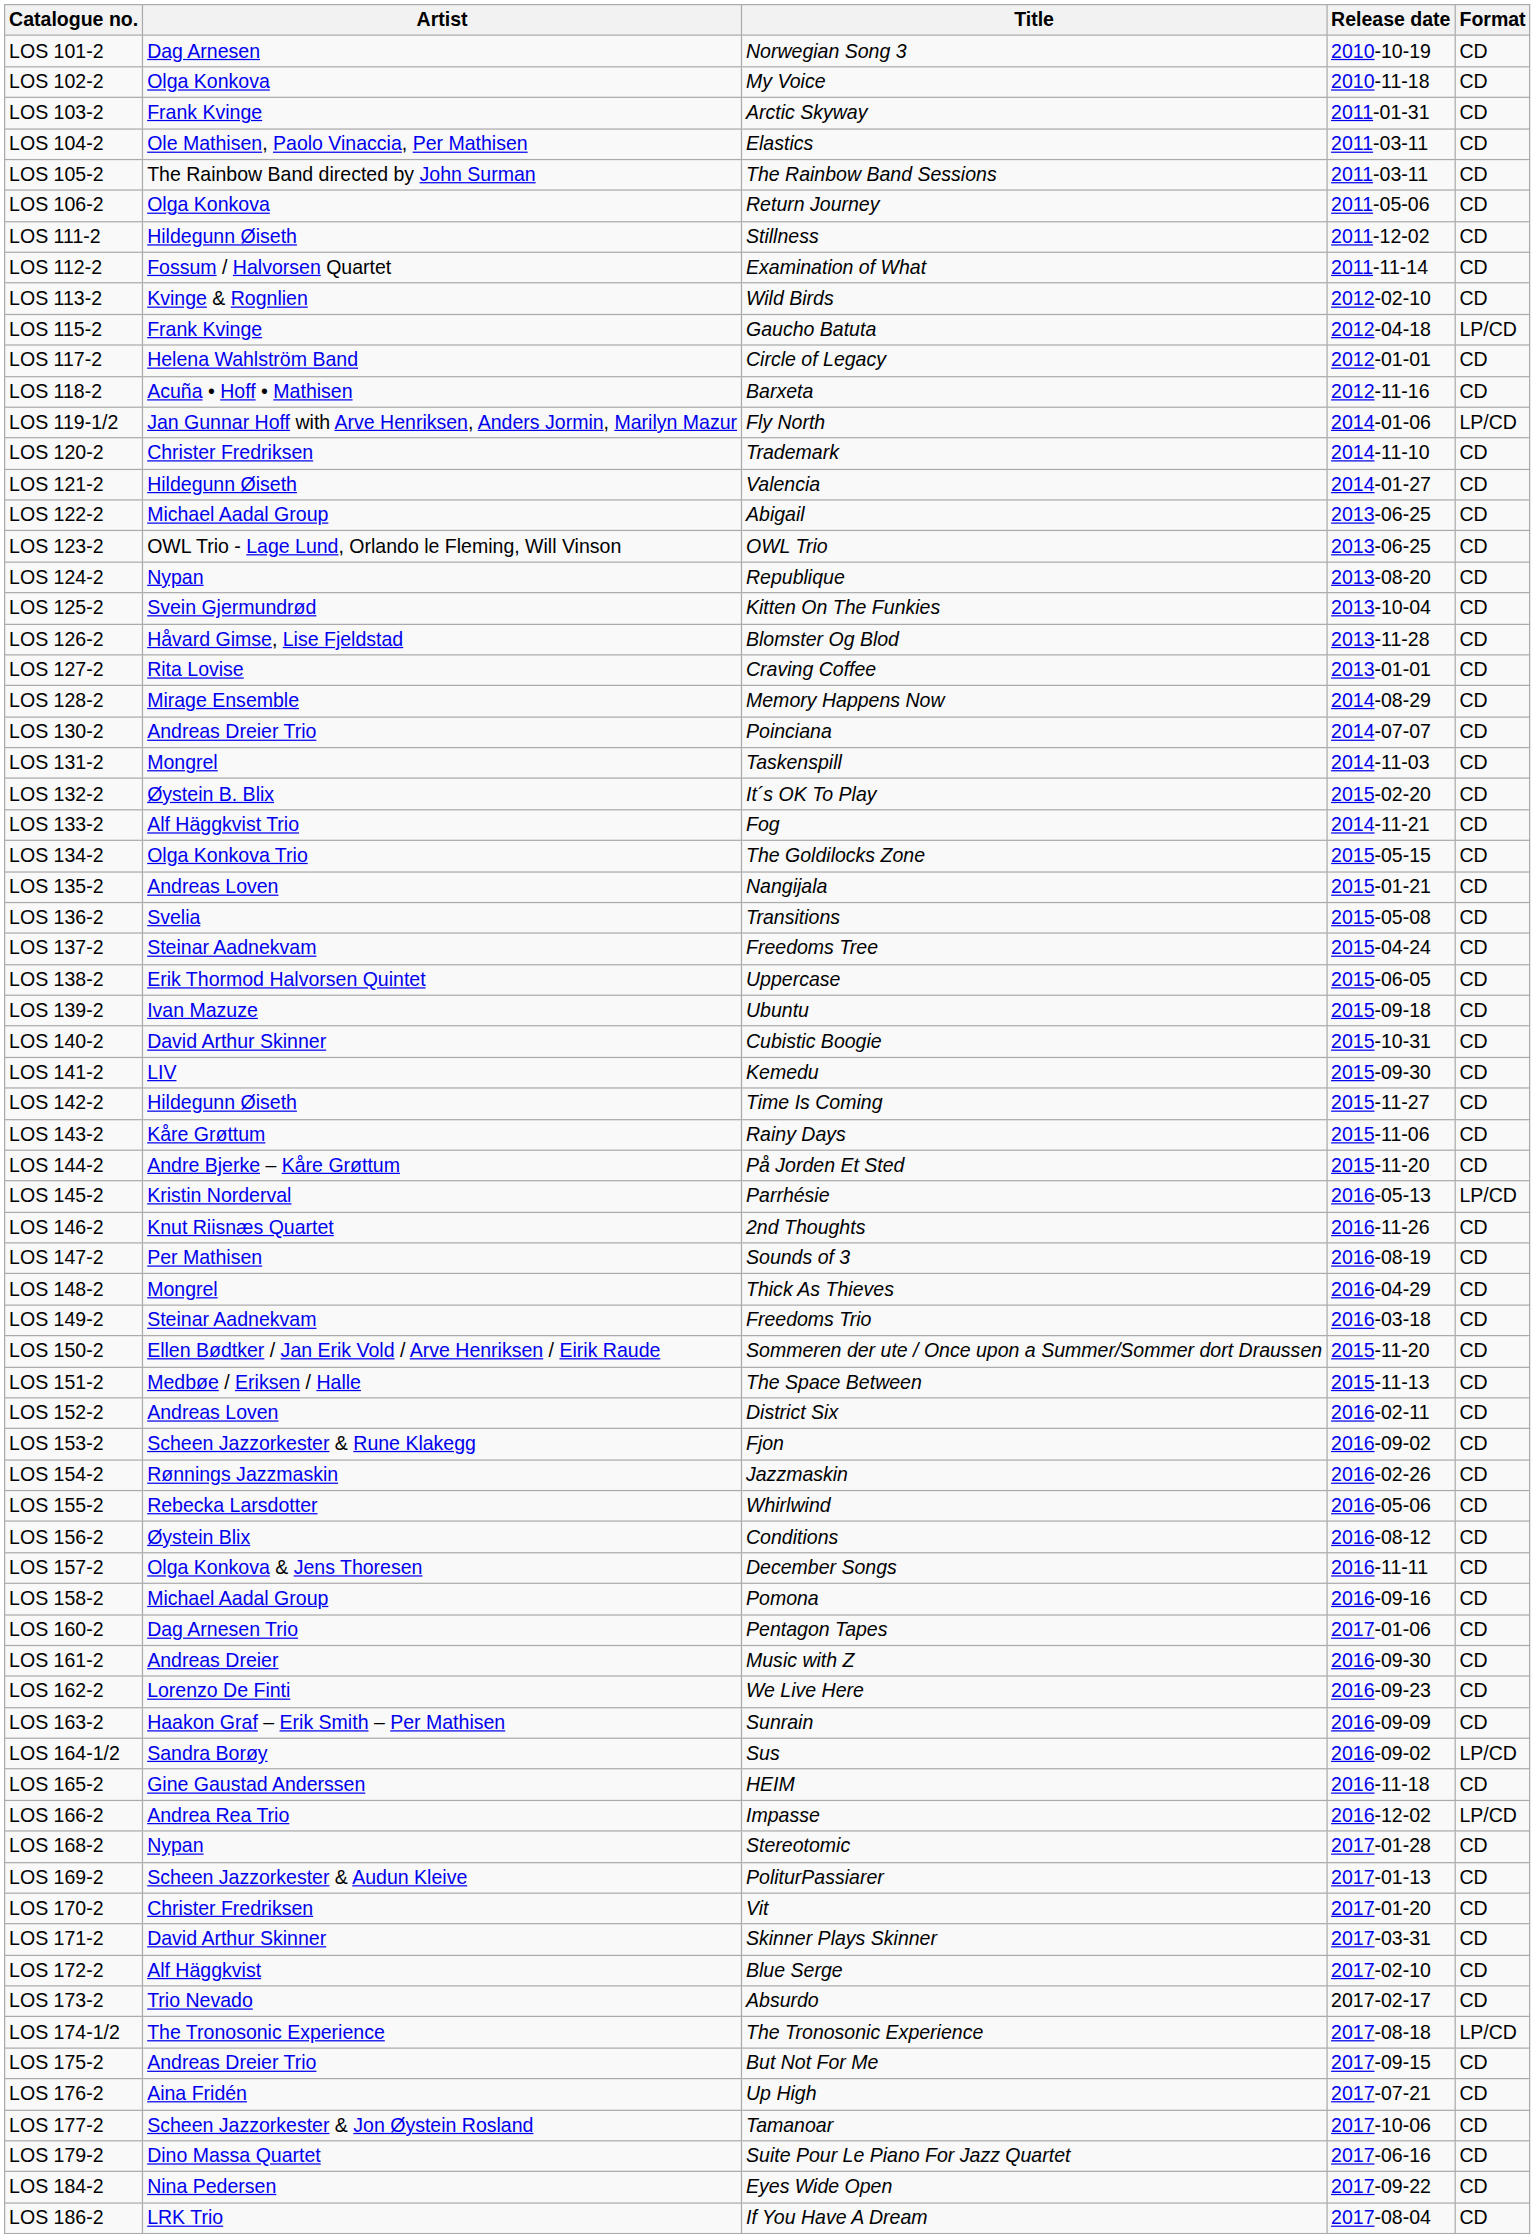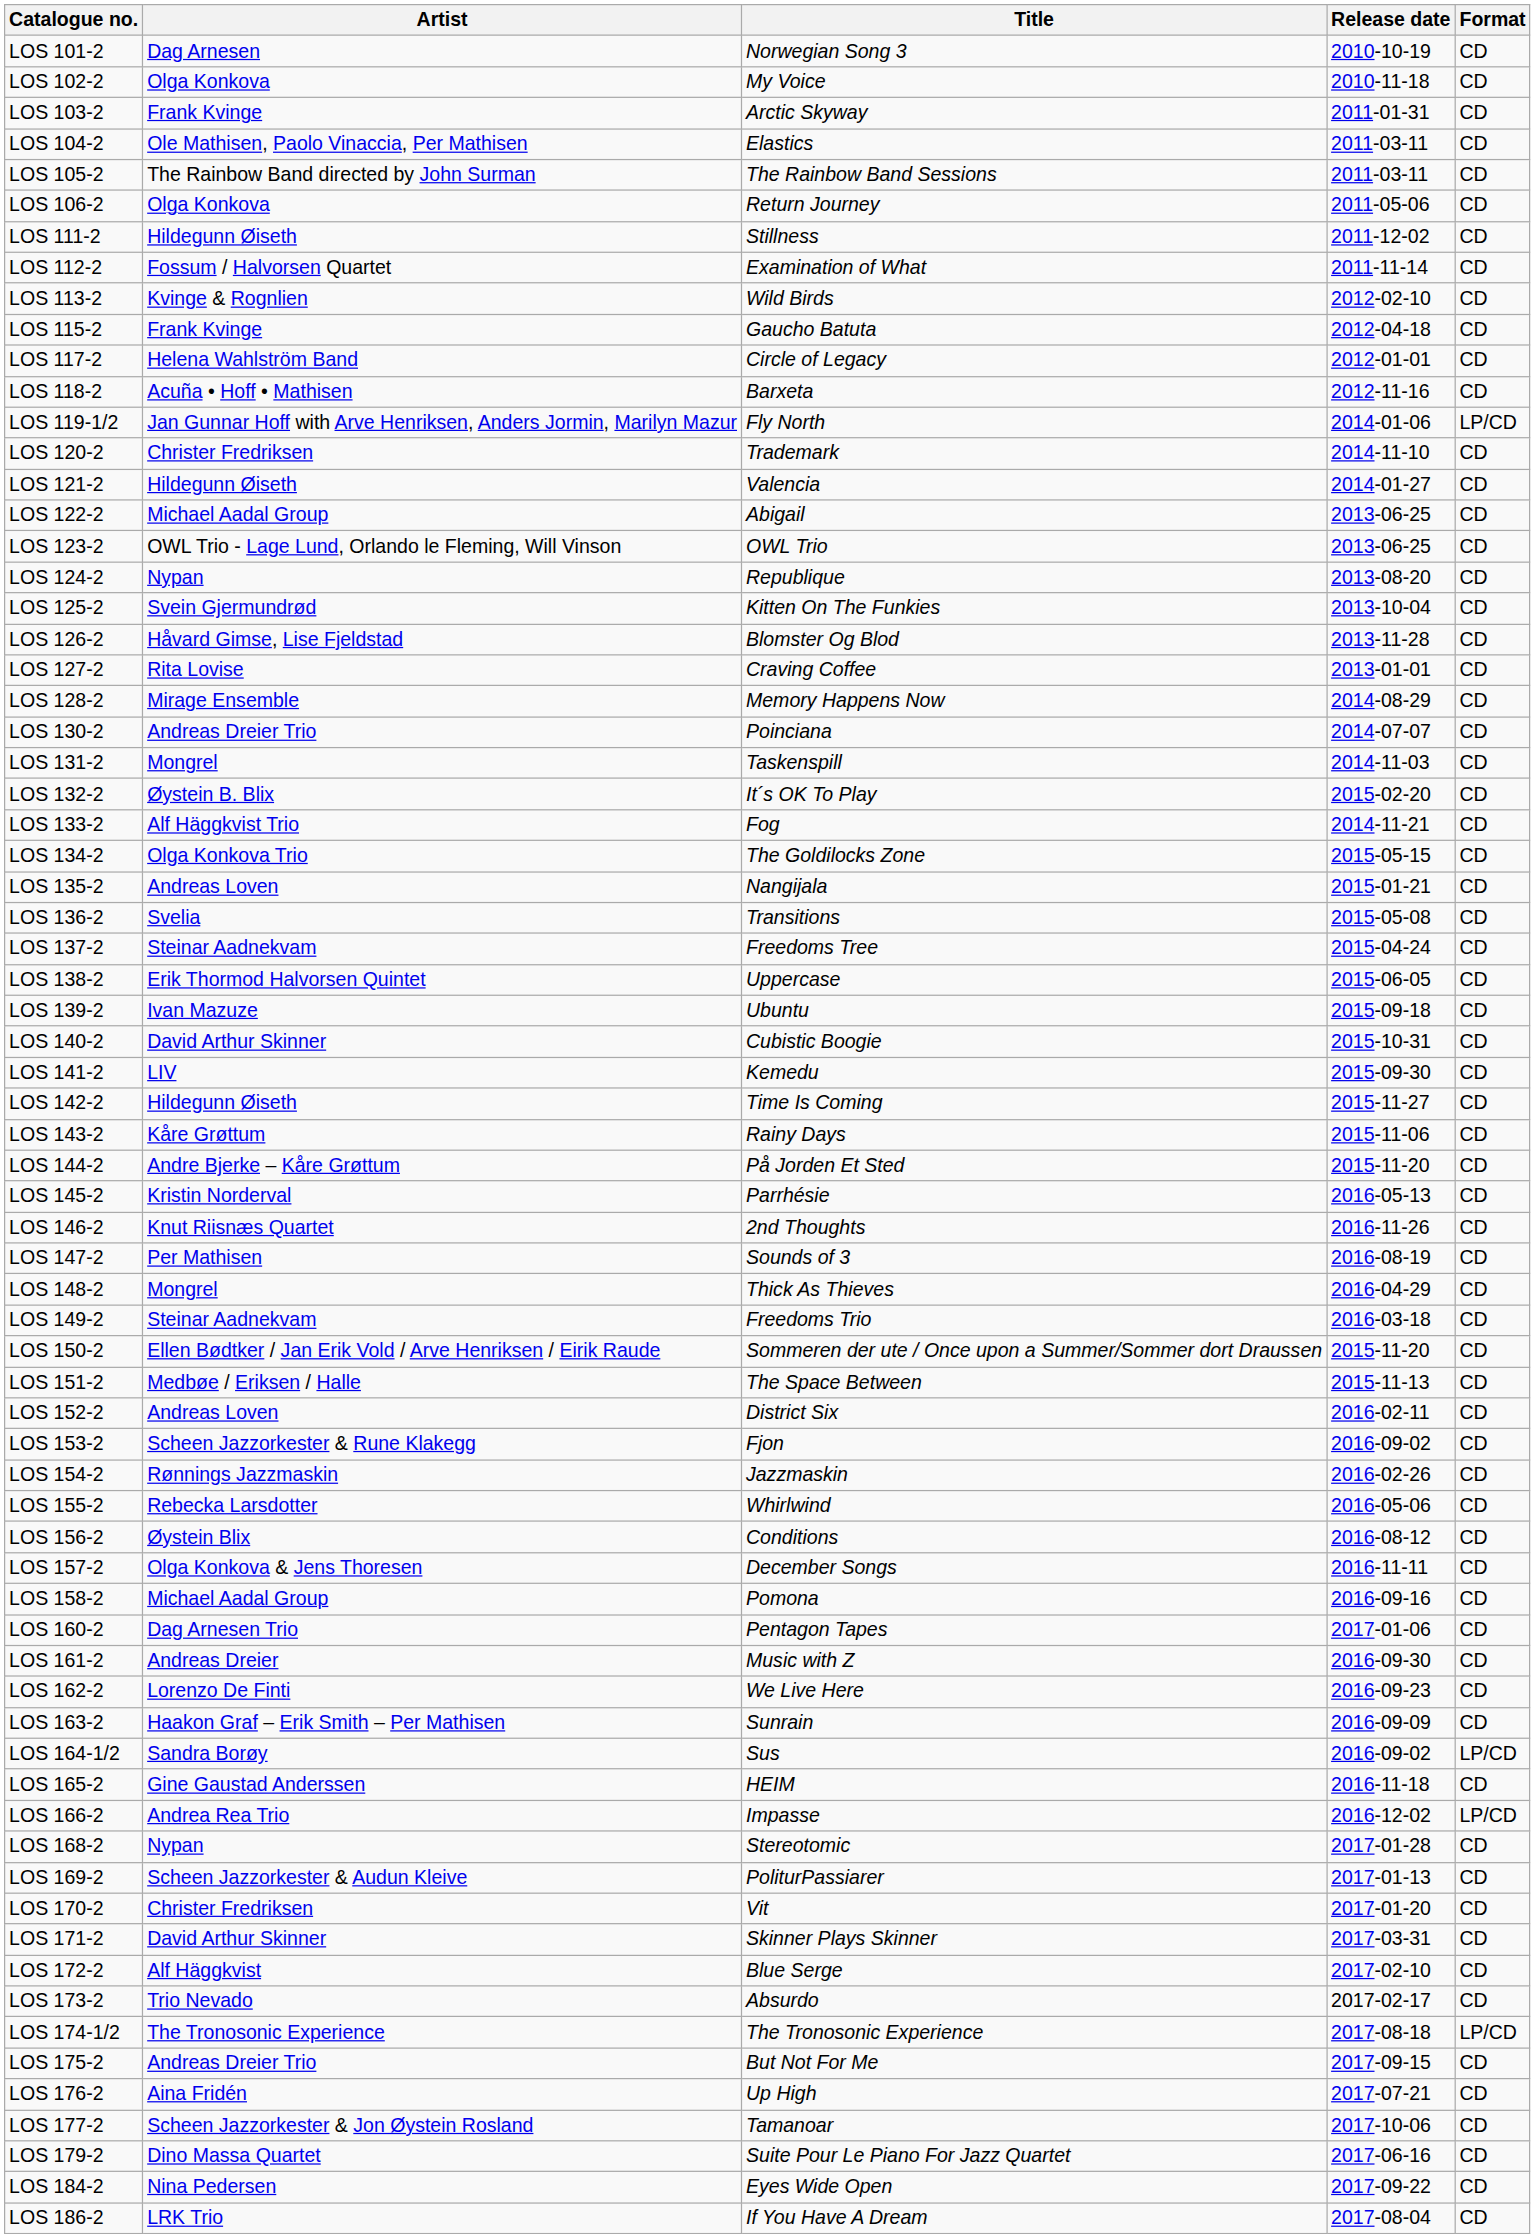(1488, 329) LP/CD -> (1474, 329) CD
(1488, 1196) LP/CD -> (1474, 1196) CD
